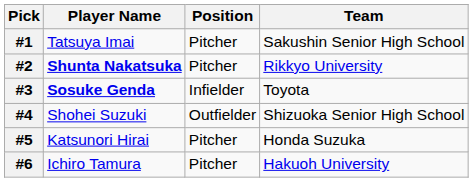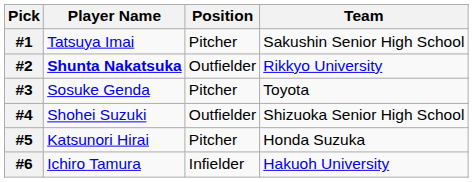(213, 66) Pitcher -> (223, 66) Outfielder
(101, 90) bold -> (98, 90) normal
(216, 90) Infielder -> (213, 90) Pitcher
(213, 164) Pitcher -> (216, 164) Infielder
